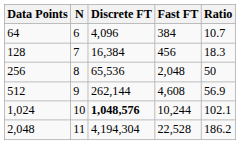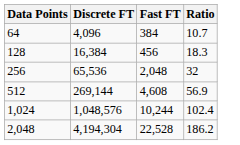- column: (79, 14)
(210, 71) 50 -> (192, 71) 32
(111, 91) 262,144 -> (93, 91) 269,144
(115, 110) bold -> (98, 110) normal
(218, 110) 102.1 -> (200, 110) 102.4
